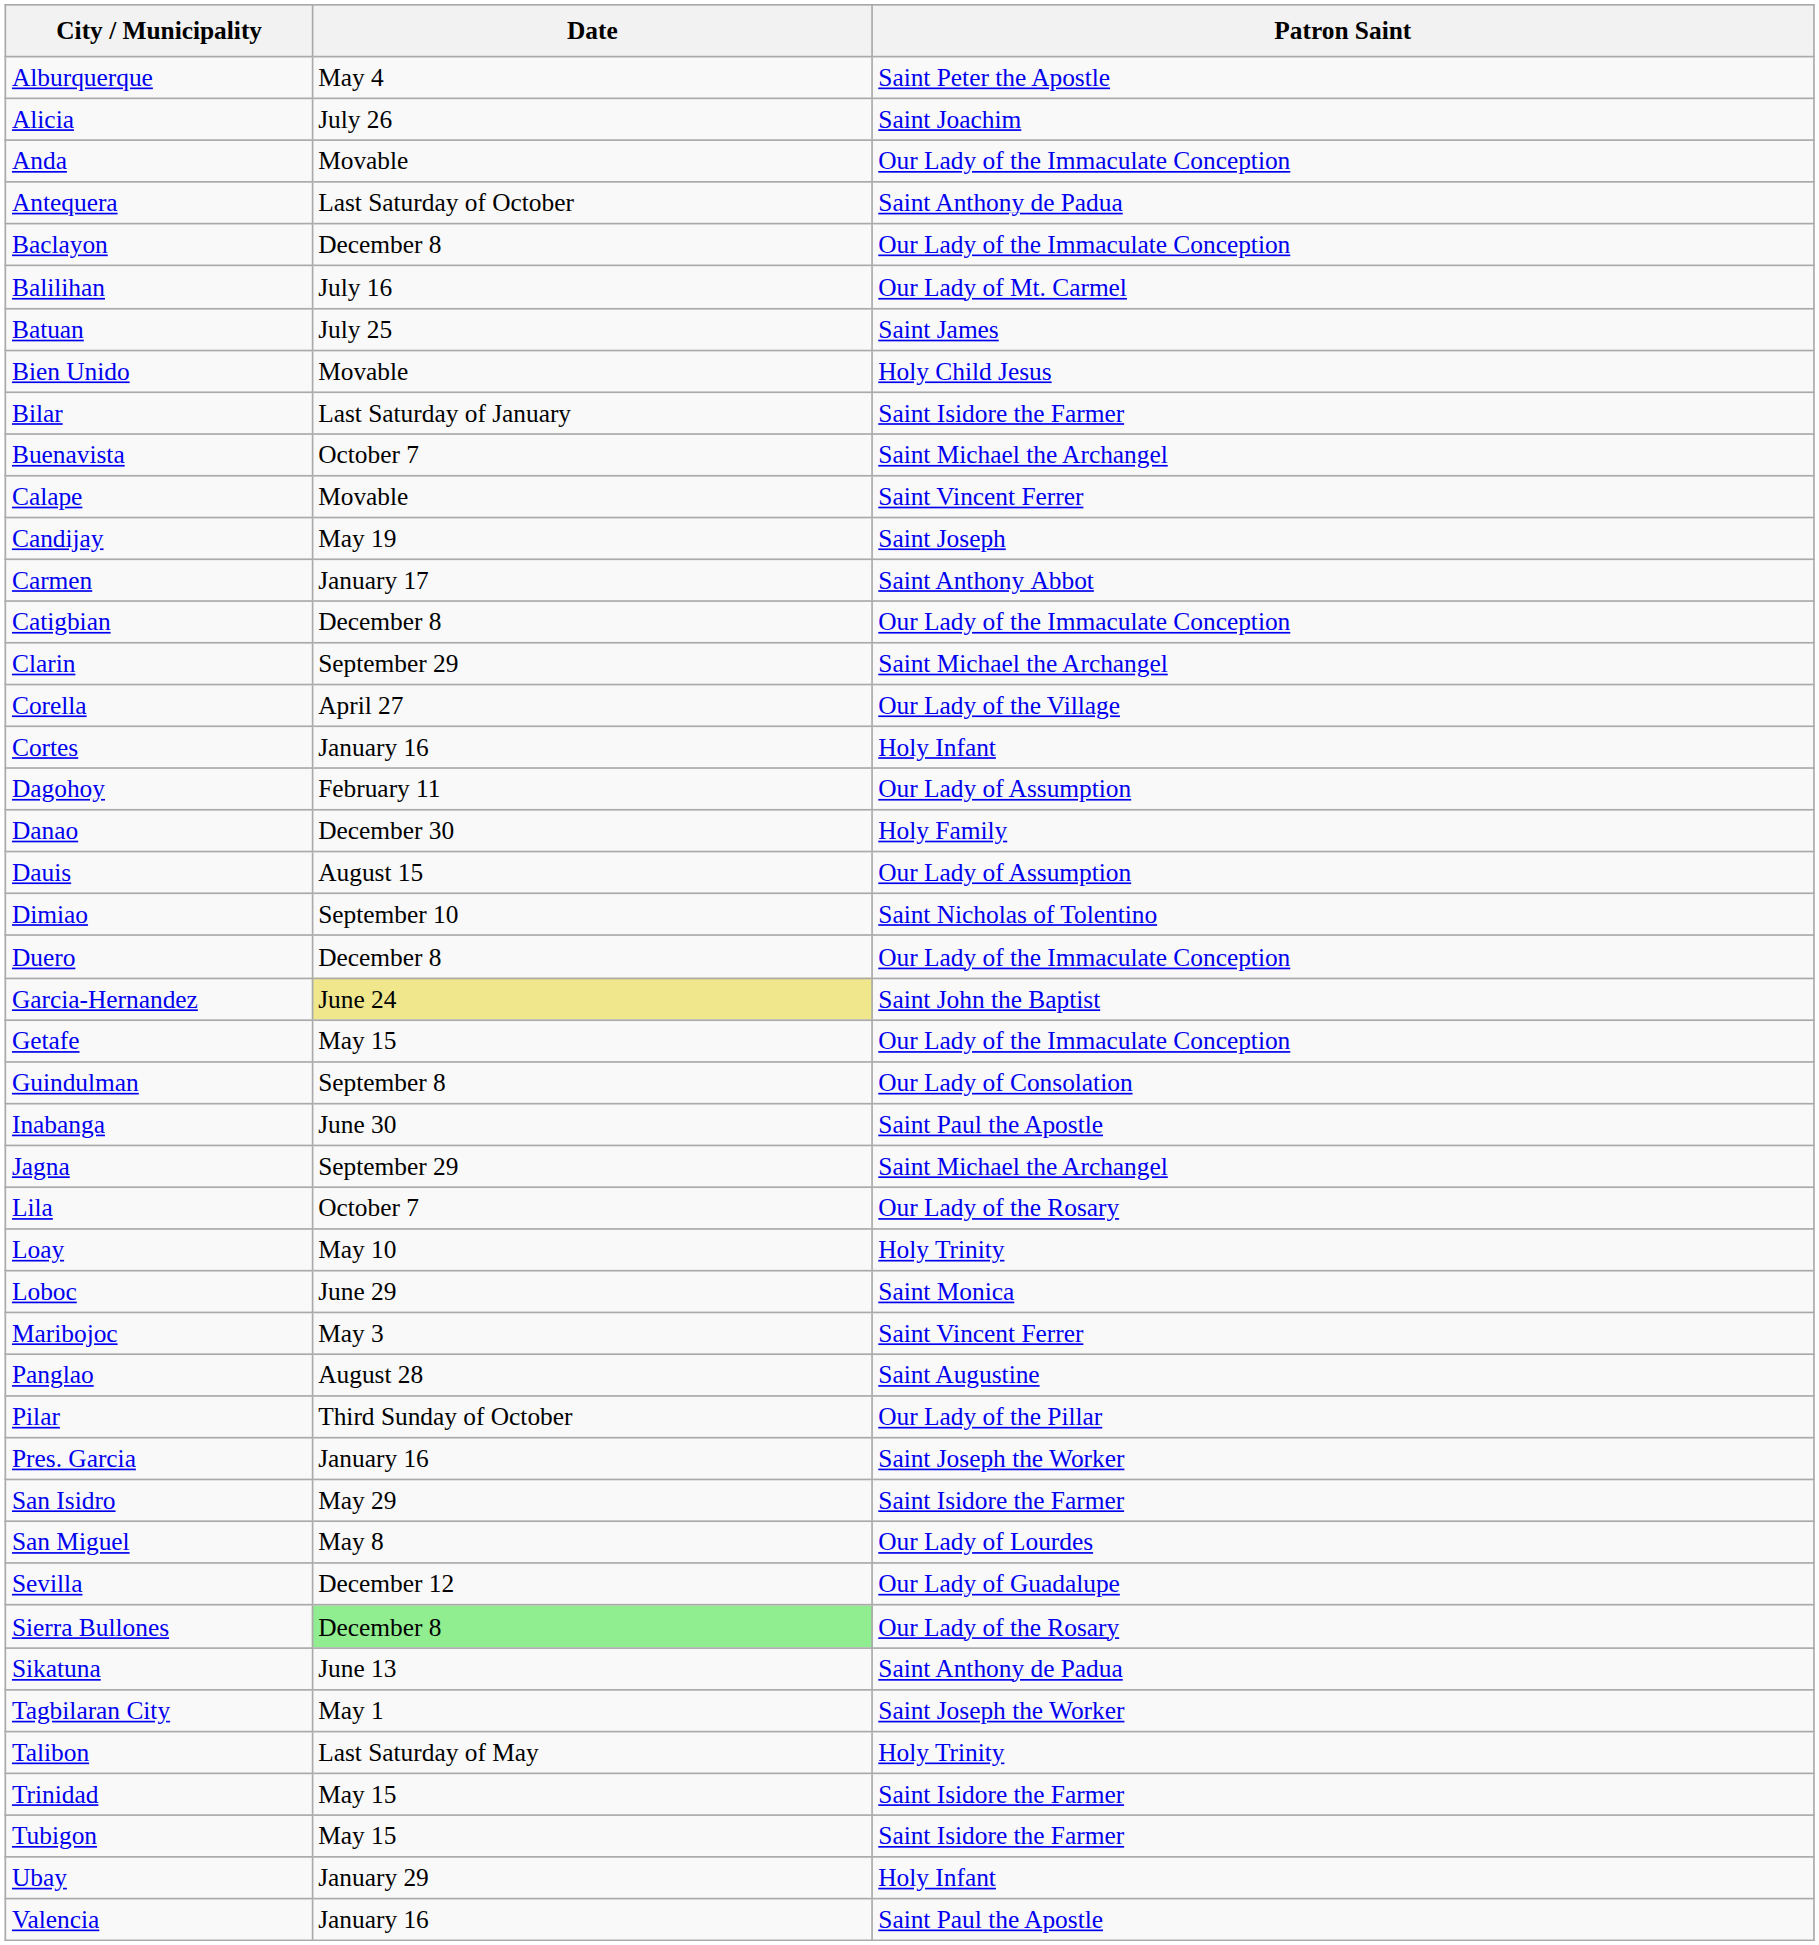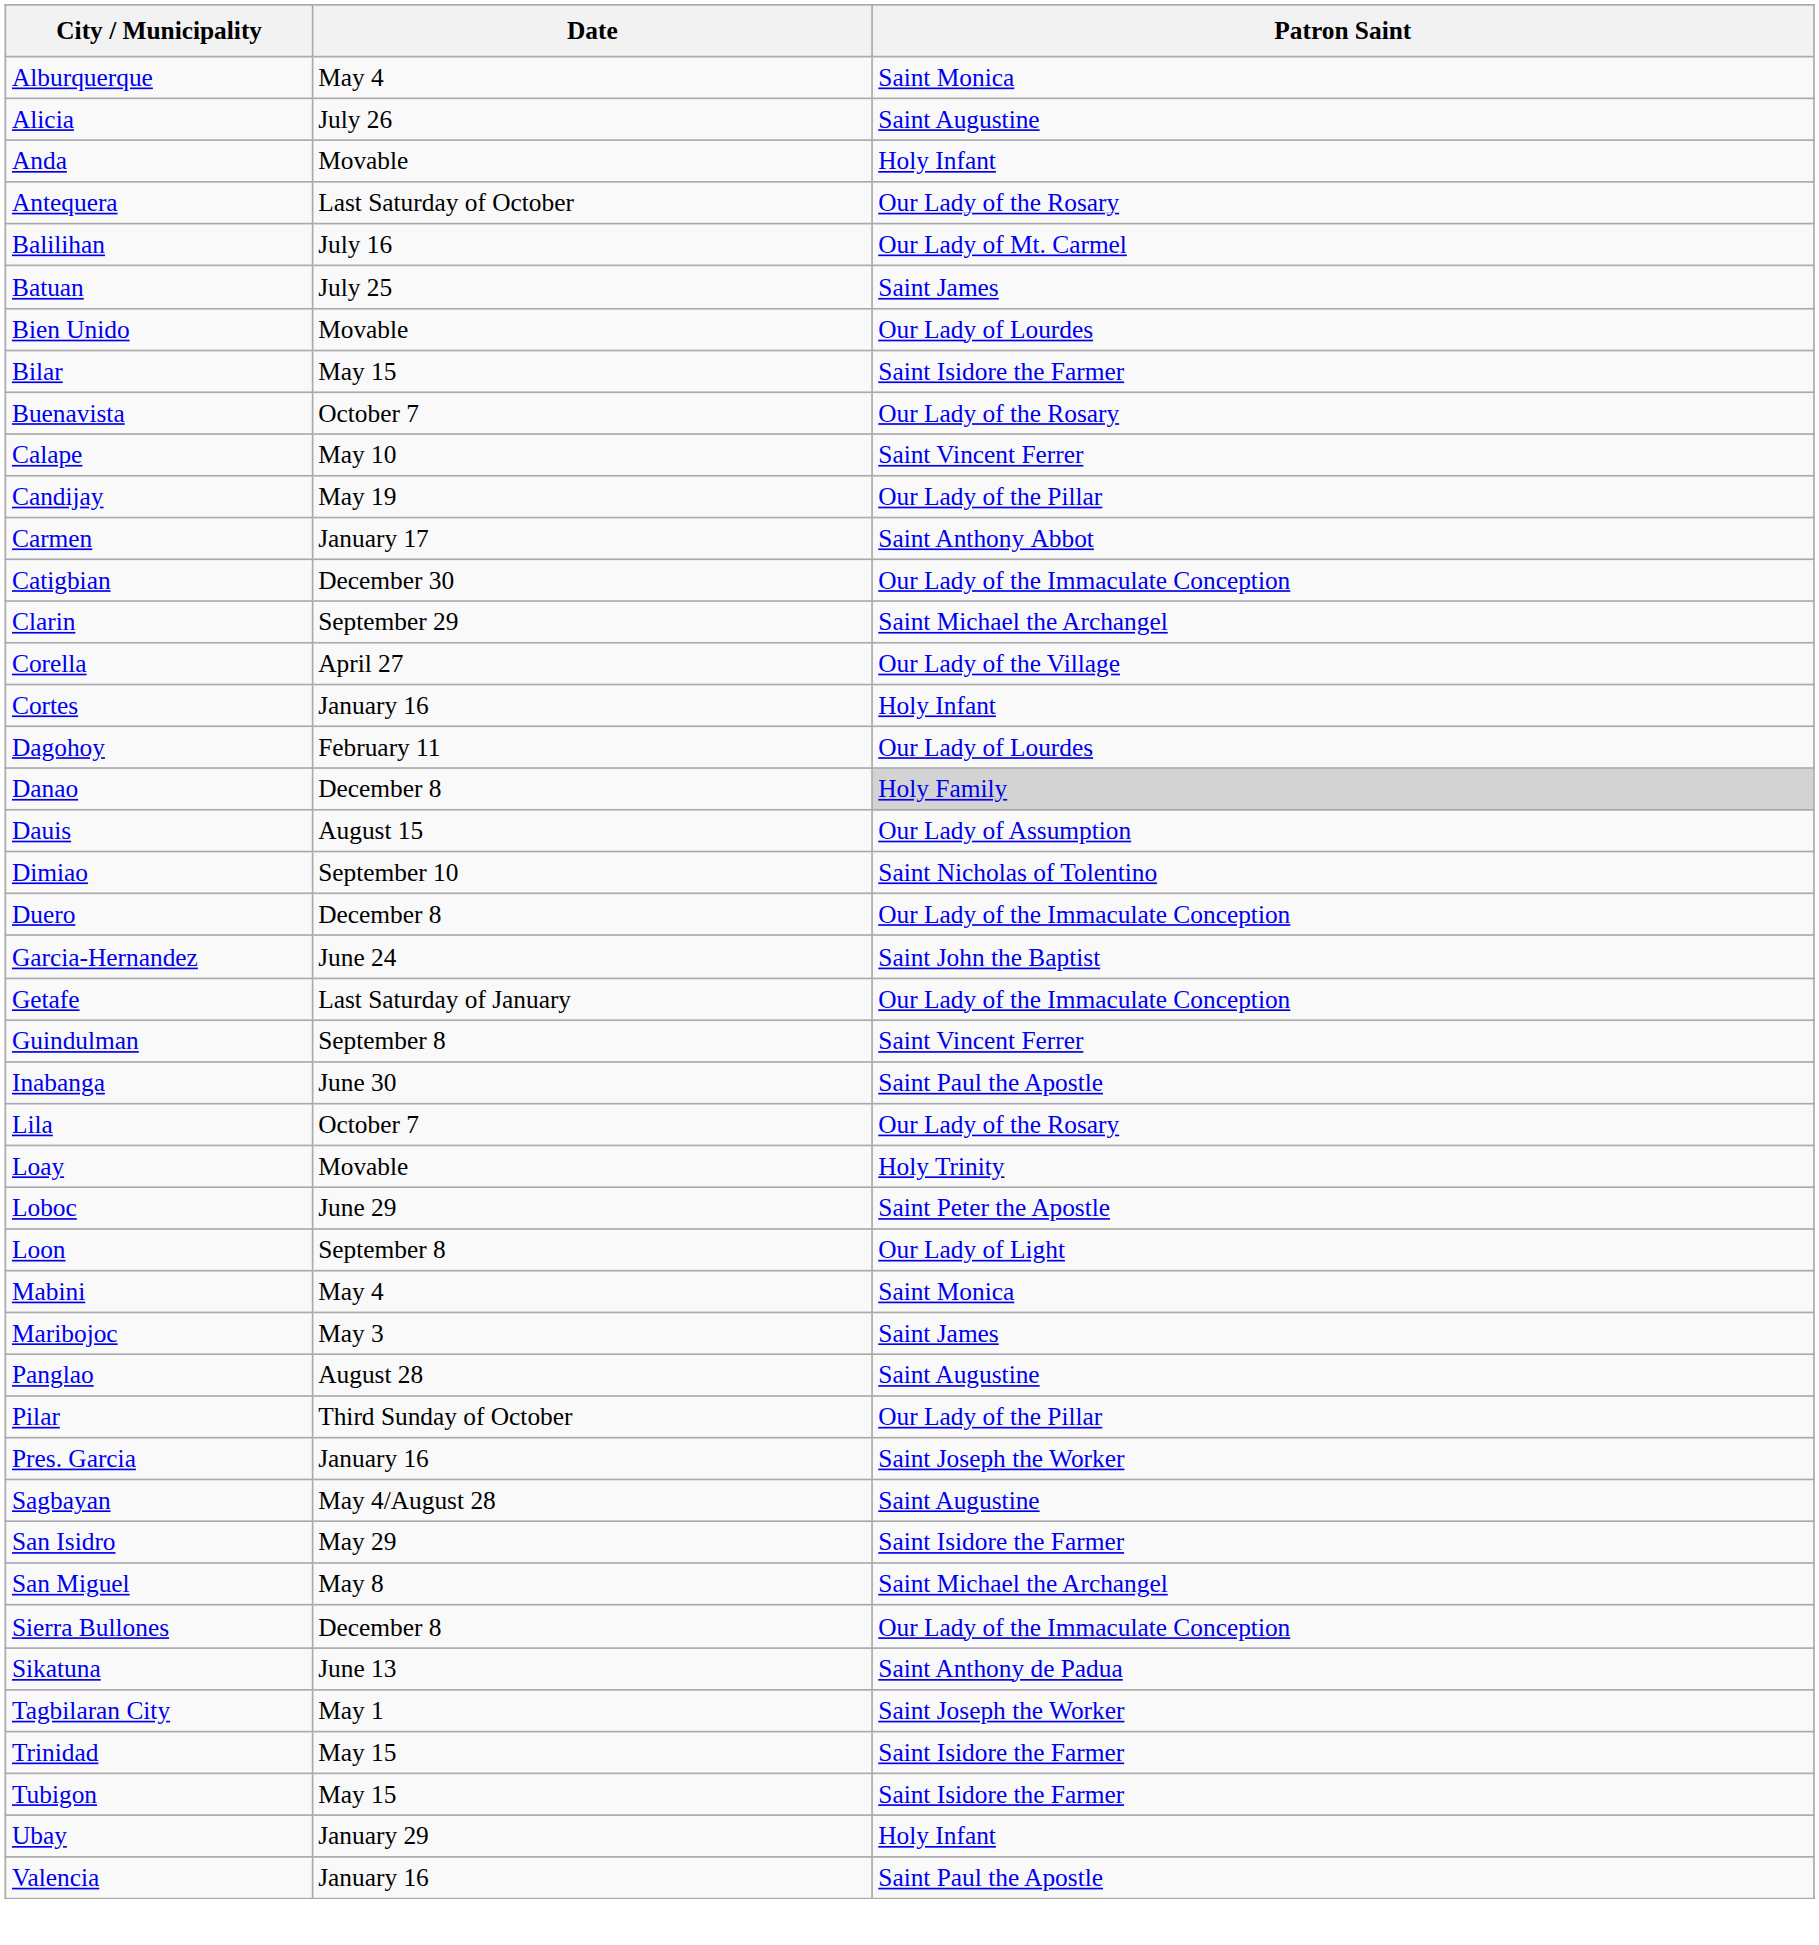(994, 77) Saint Peter the Apostle -> (946, 77) Saint Monica
(950, 119) Saint Joachim -> (959, 119) Saint Augustine
(1084, 161) Our Lady of the Immaculate Conception -> (937, 161) Holy Infant
(1001, 203) Saint Anthony de Padua -> (999, 203) Our Lady of the Rosary
- row: (60, 245)
(965, 370) Holy Child Jesus -> (986, 328) Our Lady of Lourdes
(445, 412) Last Saturday of January -> (357, 370) May 15
(1023, 454) Saint Michael the Archangel -> (999, 412) Our Lady of the Rosary
(363, 496) Movable -> (357, 454) May 10
(942, 538) Saint Joseph -> (990, 496) Our Lady of the Pillar
(380, 621) December 8 -> (386, 579) December 30
(1005, 789) Our Lady of Assumption -> (986, 747) Our Lady of Lourdes
(386, 831) December 30 -> (380, 789) December 8
(943, 831) no background -> (943, 789) lightgrey background
(357, 998) khaki background -> (357, 956) no background
(357, 1040) May 15 -> (445, 998) Last Saturday of January
(1005, 1082) Our Lady of Consolation -> (981, 1040) Saint Vincent Ferrer
- row: (41, 1165)
(357, 1249) May 10 -> (363, 1165) Movable
(946, 1291) Saint Monica -> (994, 1207) Saint Peter the Apostle
+ row: (39, 1249)
+ row: (49, 1291)
(981, 1333) Saint Vincent Ferrer -> (939, 1333) Saint James
+ row: (61, 1500)
(986, 1542) Our Lady of Lourdes -> (1023, 1584) Saint Michael the Archangel
- row: (47, 1584)
(380, 1626) lightgreen background -> (380, 1626) no background
(999, 1626) Our Lady of the Rosary -> (1084, 1626) Our Lady of the Immaculate Conception
- row: (51, 1751)
